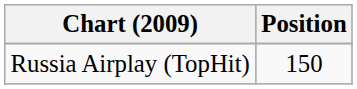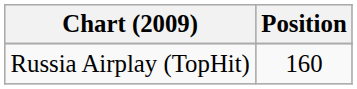(304, 63) 150 -> (304, 63) 160
